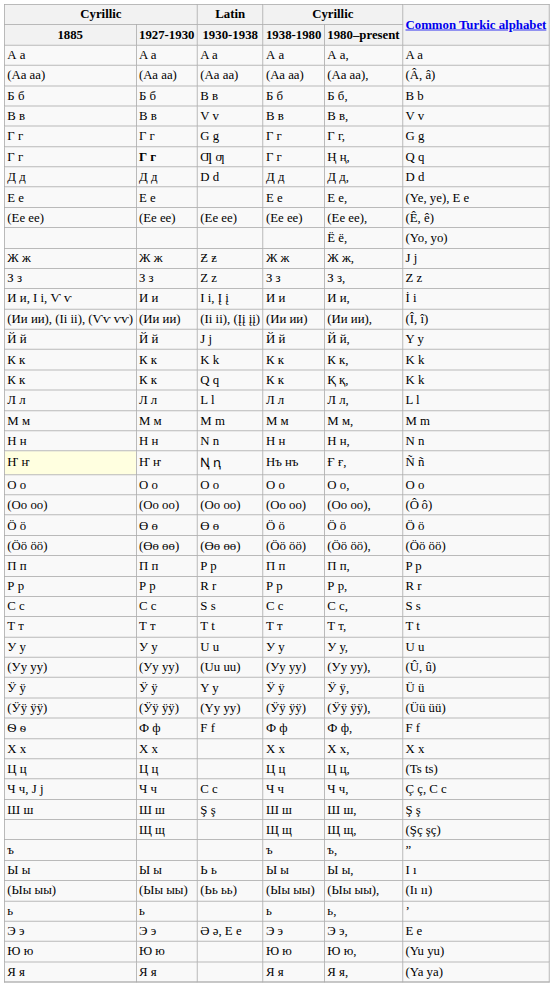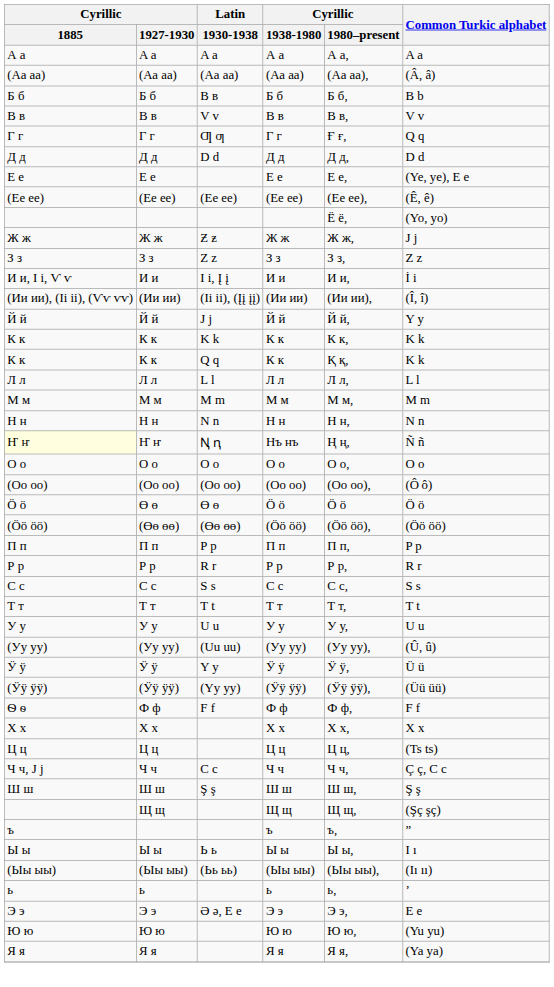- row: (210, 136)
(148, 156) bold -> (147, 136) normal
(339, 156) Ң ң, -> (337, 136) Ғ ғ,
(337, 462) Ғ ғ, -> (339, 442) Ң ң,
